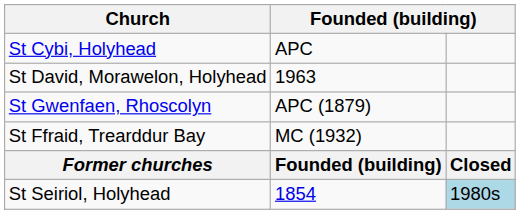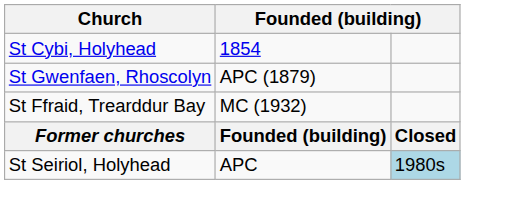(294, 48) APC -> (240, 48) 1854
- row: (138, 77)
(295, 194) 1854 -> (239, 164) APC
